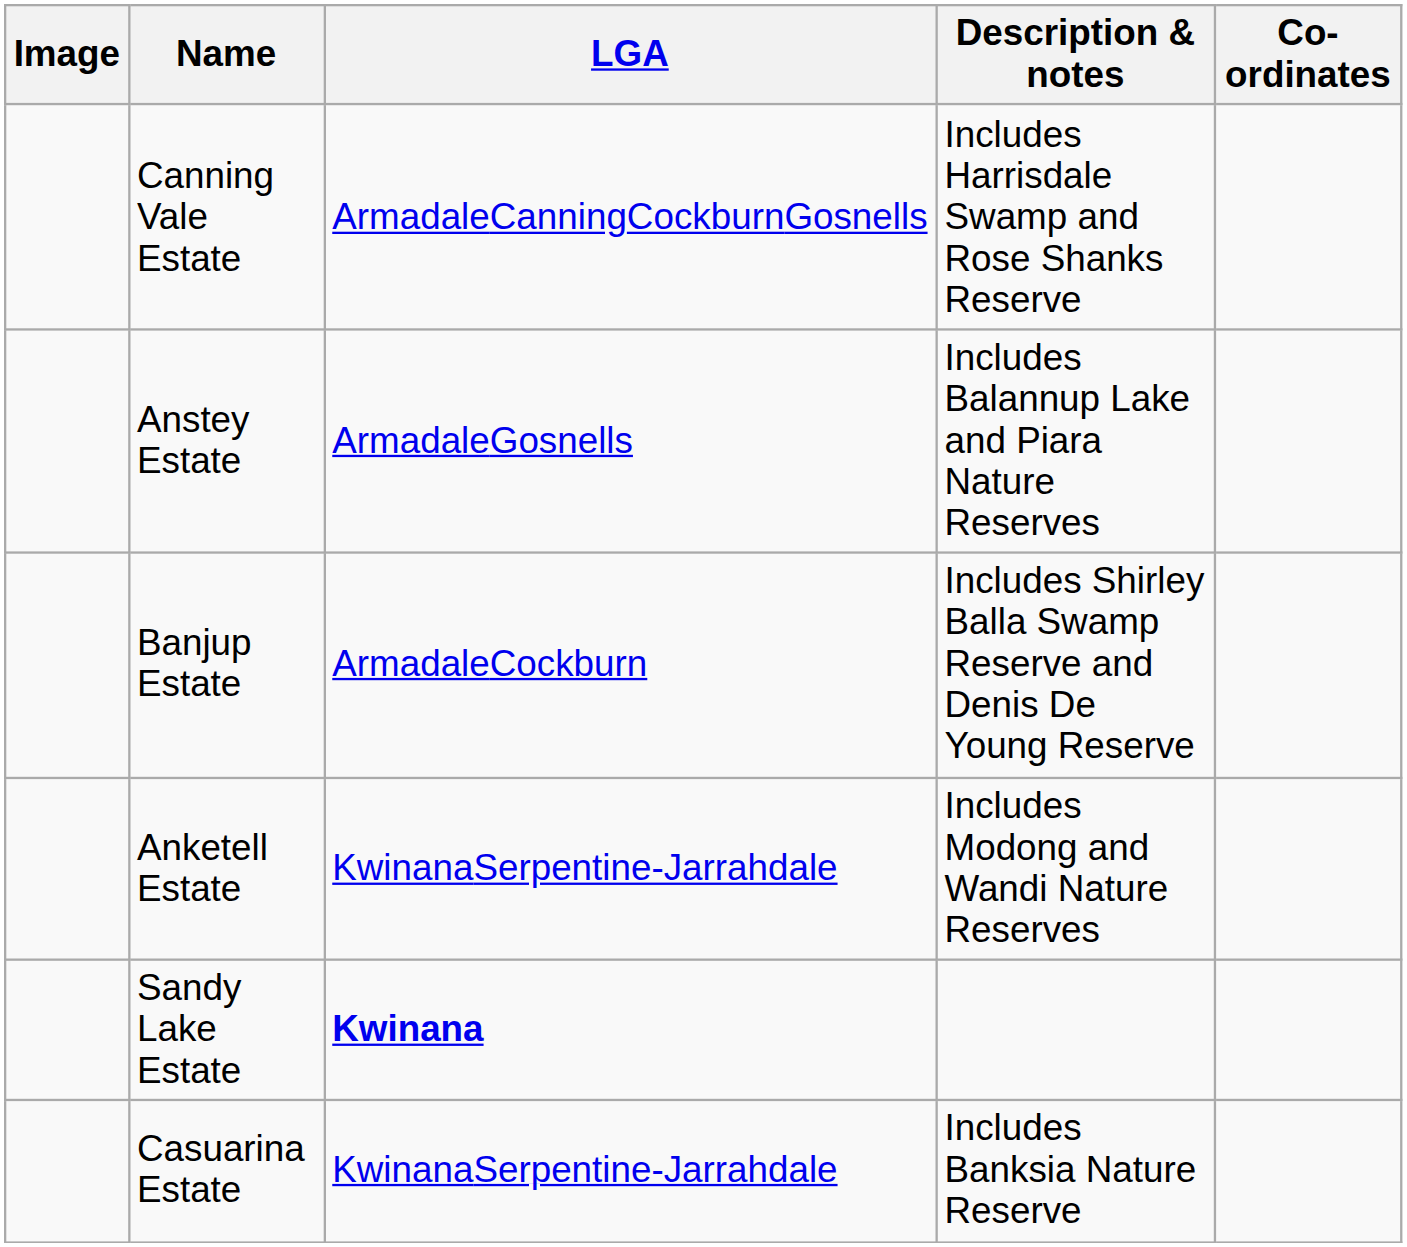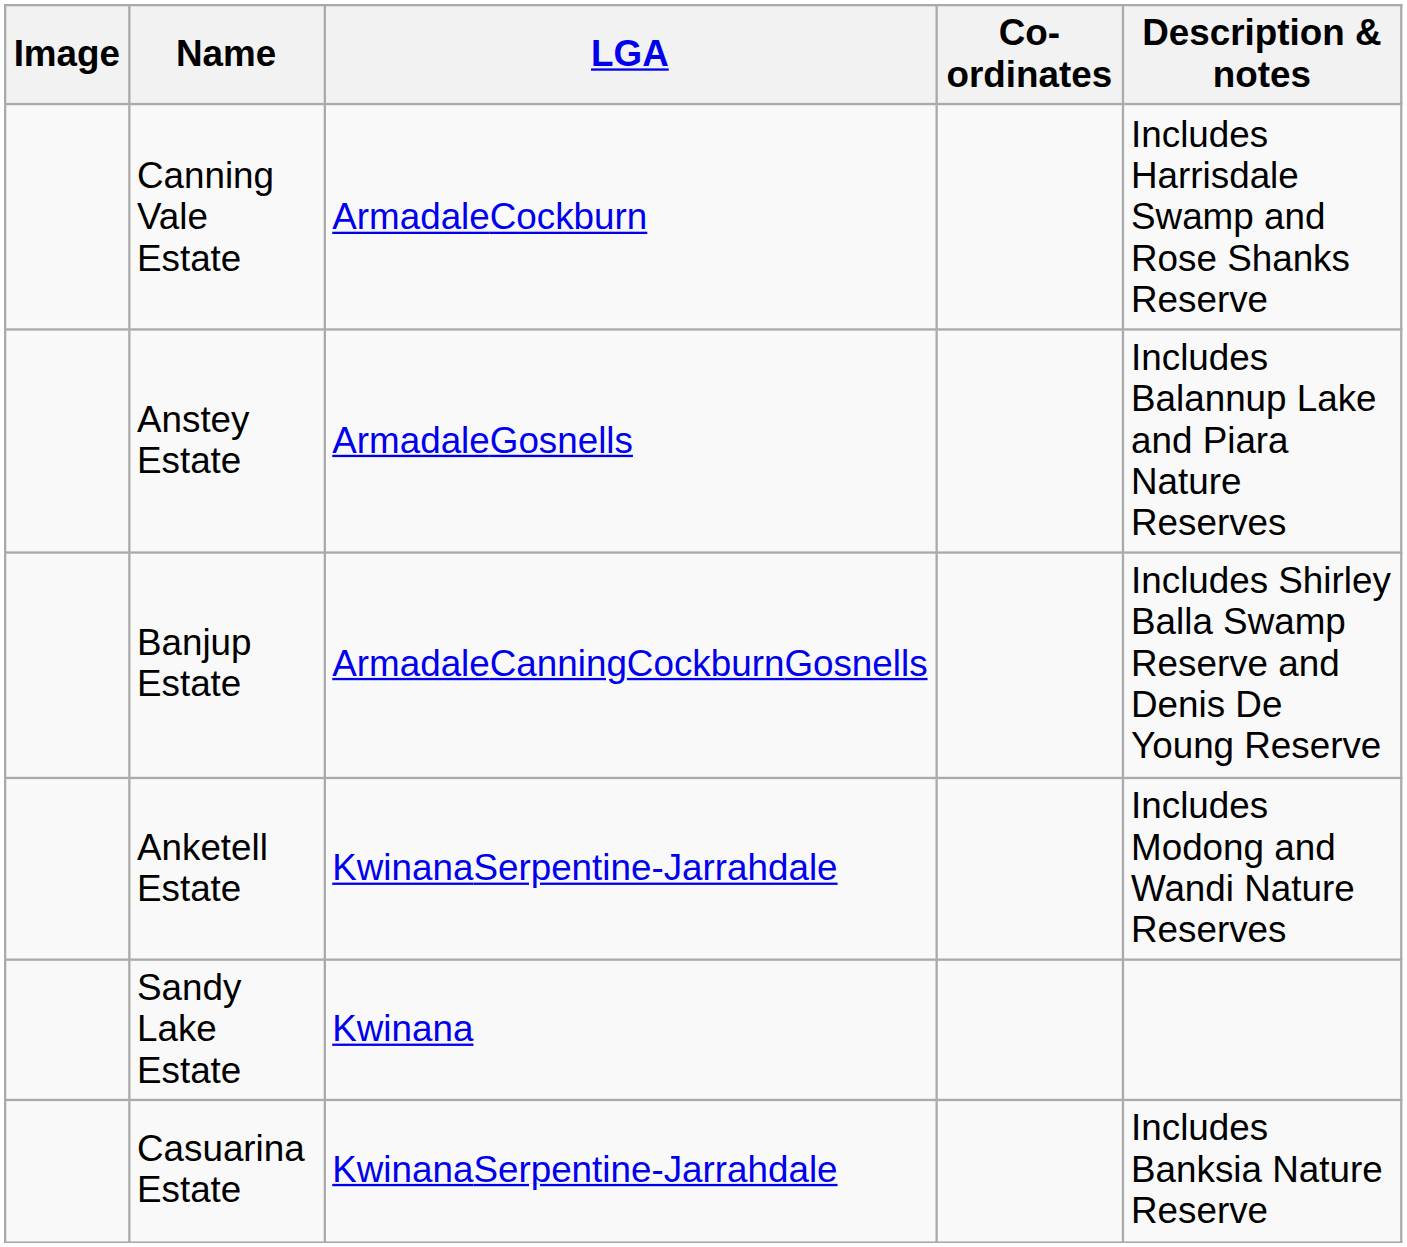columns swapped: (1075, 54) <-> (1308, 54)
(630, 216) ArmadaleCanningCockburnGosnells -> (490, 216) ArmadaleCockburn
(490, 664) ArmadaleCockburn -> (630, 664) ArmadaleCanningCockburnGosnells
(408, 1029) bold -> (403, 1029) normal
